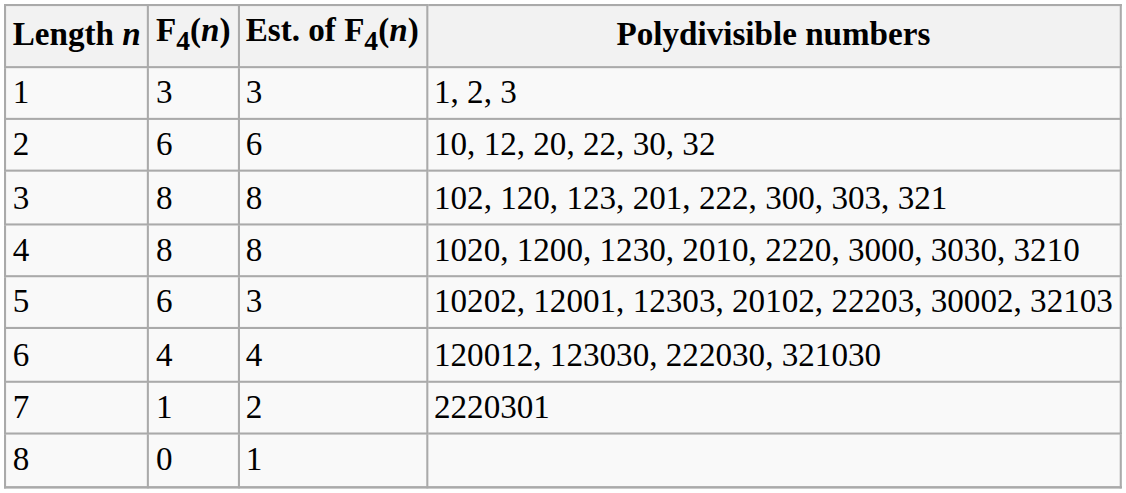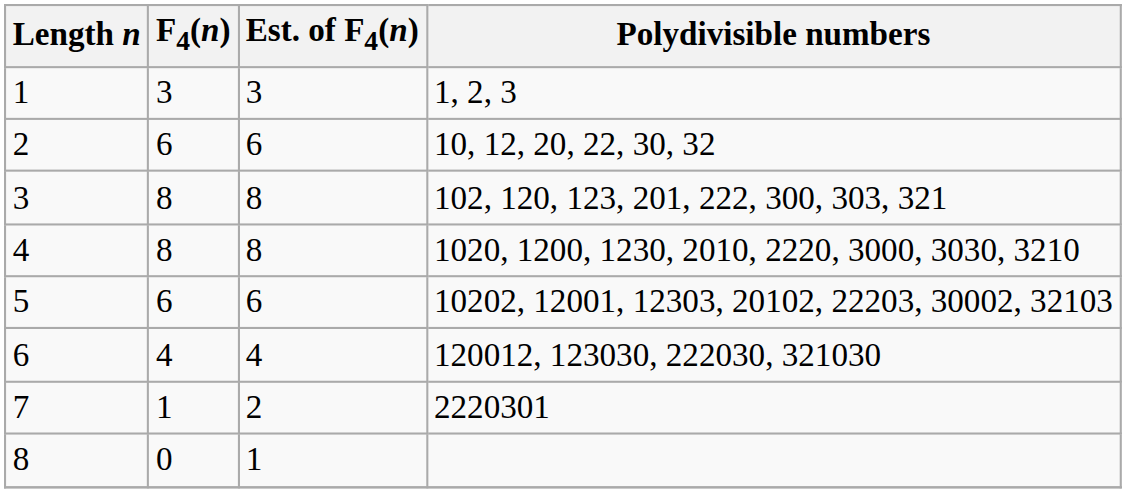(254, 302) 3 -> (254, 302) 6
